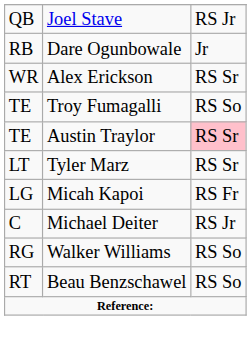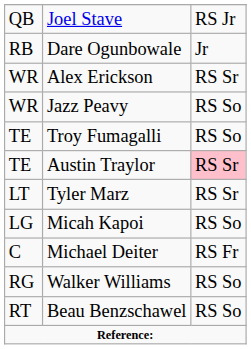+ row: (88, 106)
(217, 194) RS Fr -> (218, 223) RS So
(215, 223) RS Jr -> (217, 252) RS Fr
